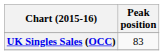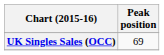(138, 41) 83 -> (138, 41) 69
